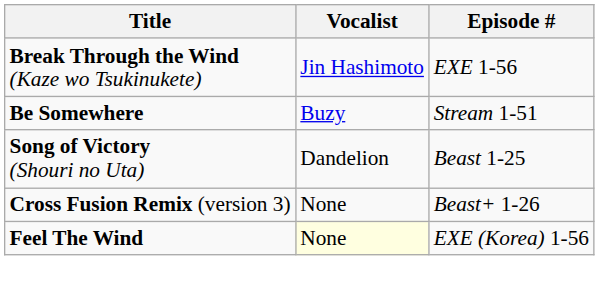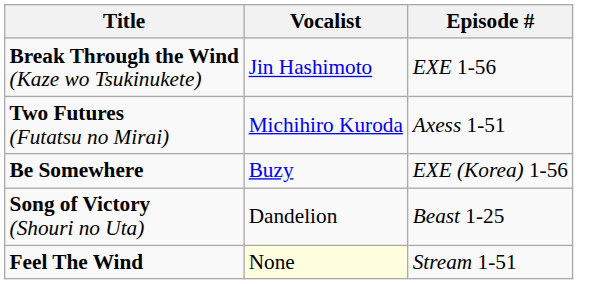+ row: (89, 124)
(486, 112) Stream 1-51 -> (490, 170) EXE (Korea) 1-56
- row: (150, 204)
(511, 237) EXE (Korea) 1-56 -> (465, 261) Stream 1-51
